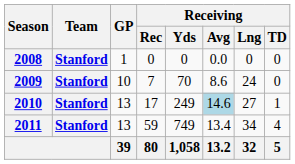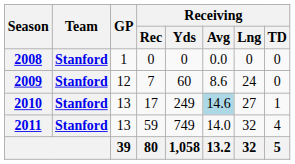(124, 81) 10 -> (124, 81) 12
(184, 81) 70 -> (184, 81) 60
(219, 125) 13.4 -> (219, 125) 14.0
(249, 125) 34 -> (249, 125) 32
